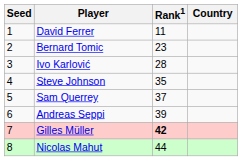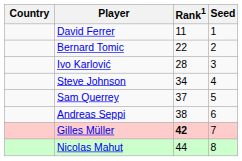columns swapped: (213, 14) <-> (19, 14)
(161, 48) 23 -> (181, 48) 22
(161, 81) 35 -> (181, 81) 34
(161, 114) 39 -> (181, 114) 38
